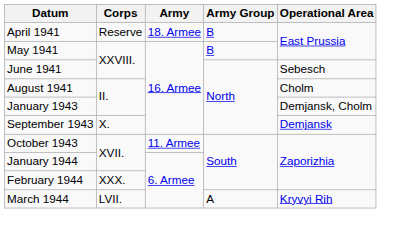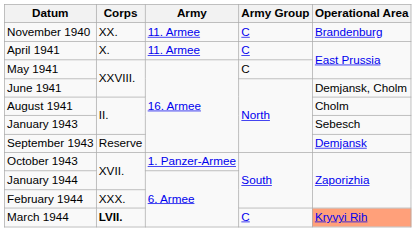+ row: (49, 32)
(121, 32) Reserve -> (104, 50) X.
(174, 32) 18. Armee -> (174, 50) 11. Armee
(210, 32) B -> (246, 50) C
(210, 50) B -> (246, 69) C
(303, 69) Sebesch -> (361, 87) Demjansk, Cholm
(326, 106) Demjansk, Cholm -> (338, 124) Sebesch
(104, 124) X. -> (121, 143) Reserve
(174, 143) 11. Armee -> (192, 161) 1. Panzer-Armee
(110, 198) normal -> (111, 217) bold
(210, 198) A -> (246, 217) C
(306, 198) no background -> (341, 217) lightsalmon background
